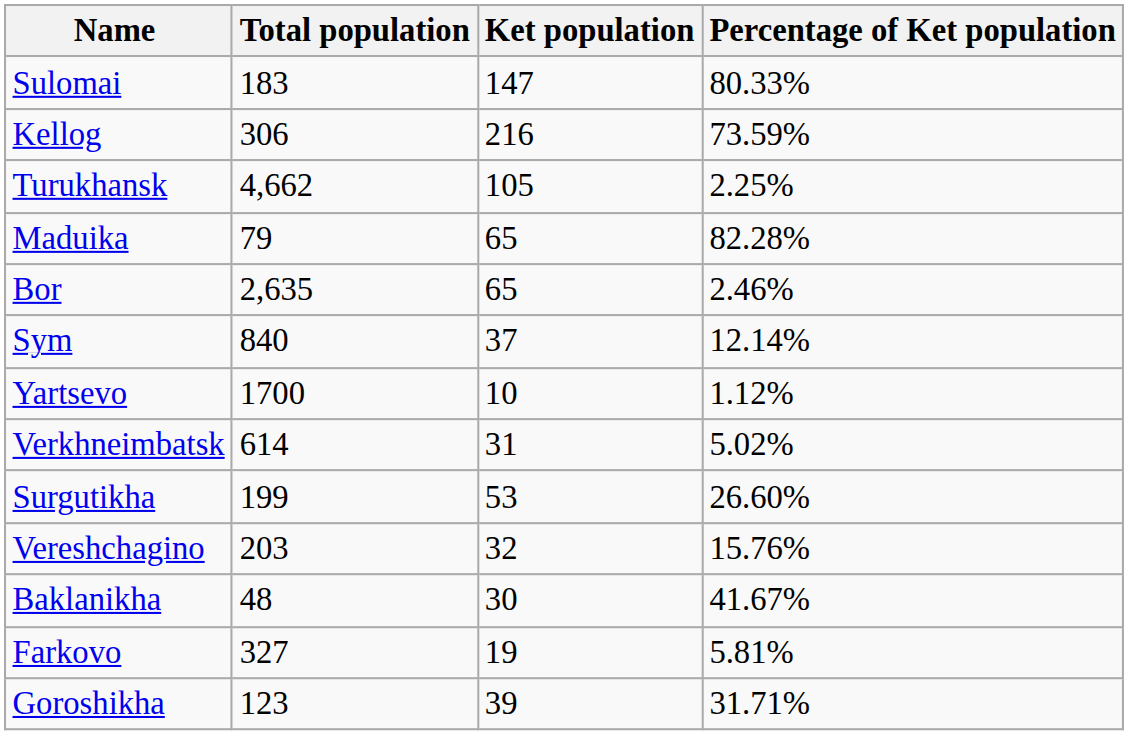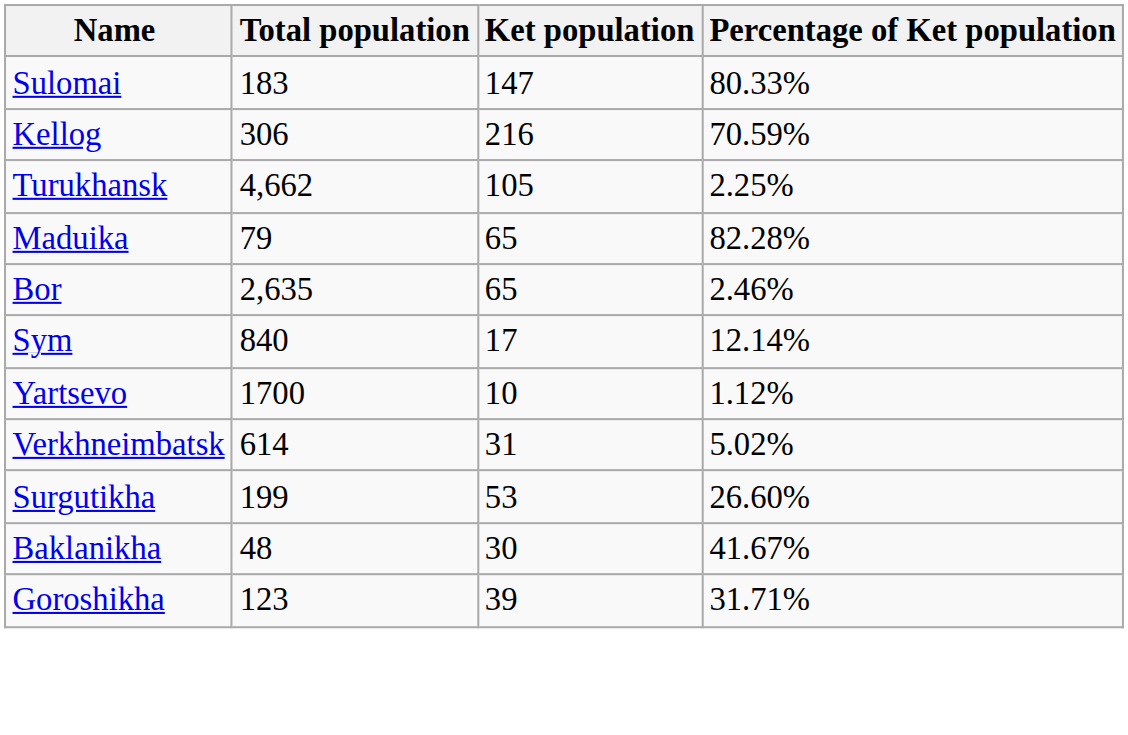(760, 133) 73.59% -> (760, 133) 70.59%
(501, 340) 37 -> (501, 340) 17
- row: (109, 548)
- row: (67, 651)
